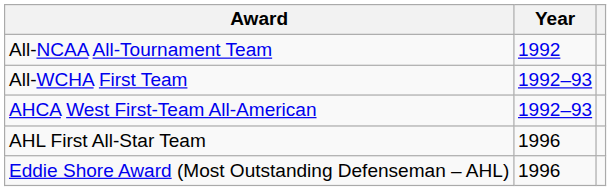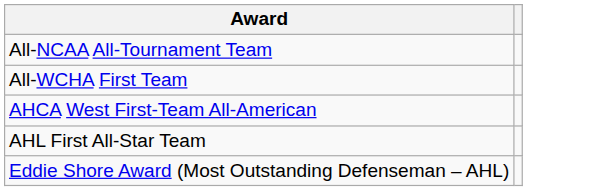- column: (555, 19)
